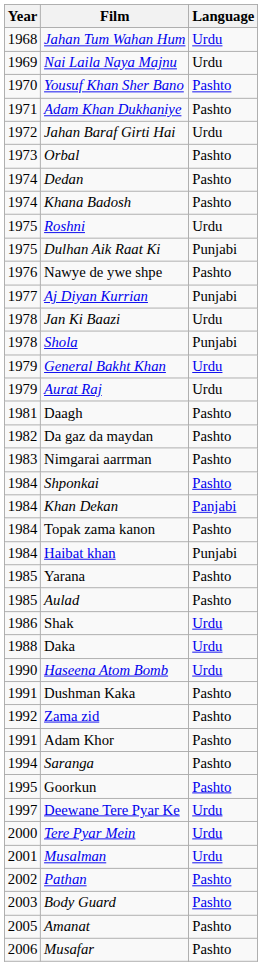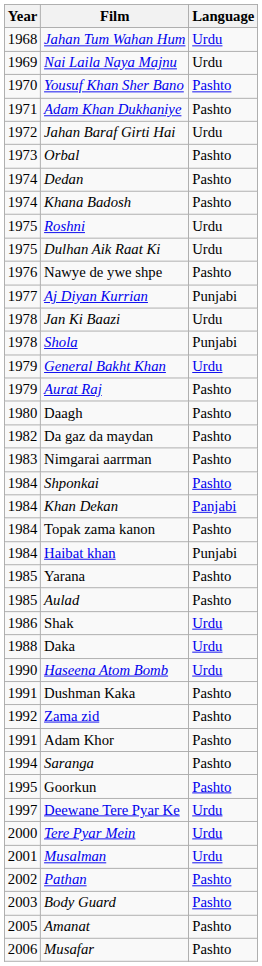(215, 249) Punjabi -> (207, 249) Urdu
(207, 389) Urdu -> (212, 389) Pashto
(23, 413) 1981 -> (23, 413) 1980
